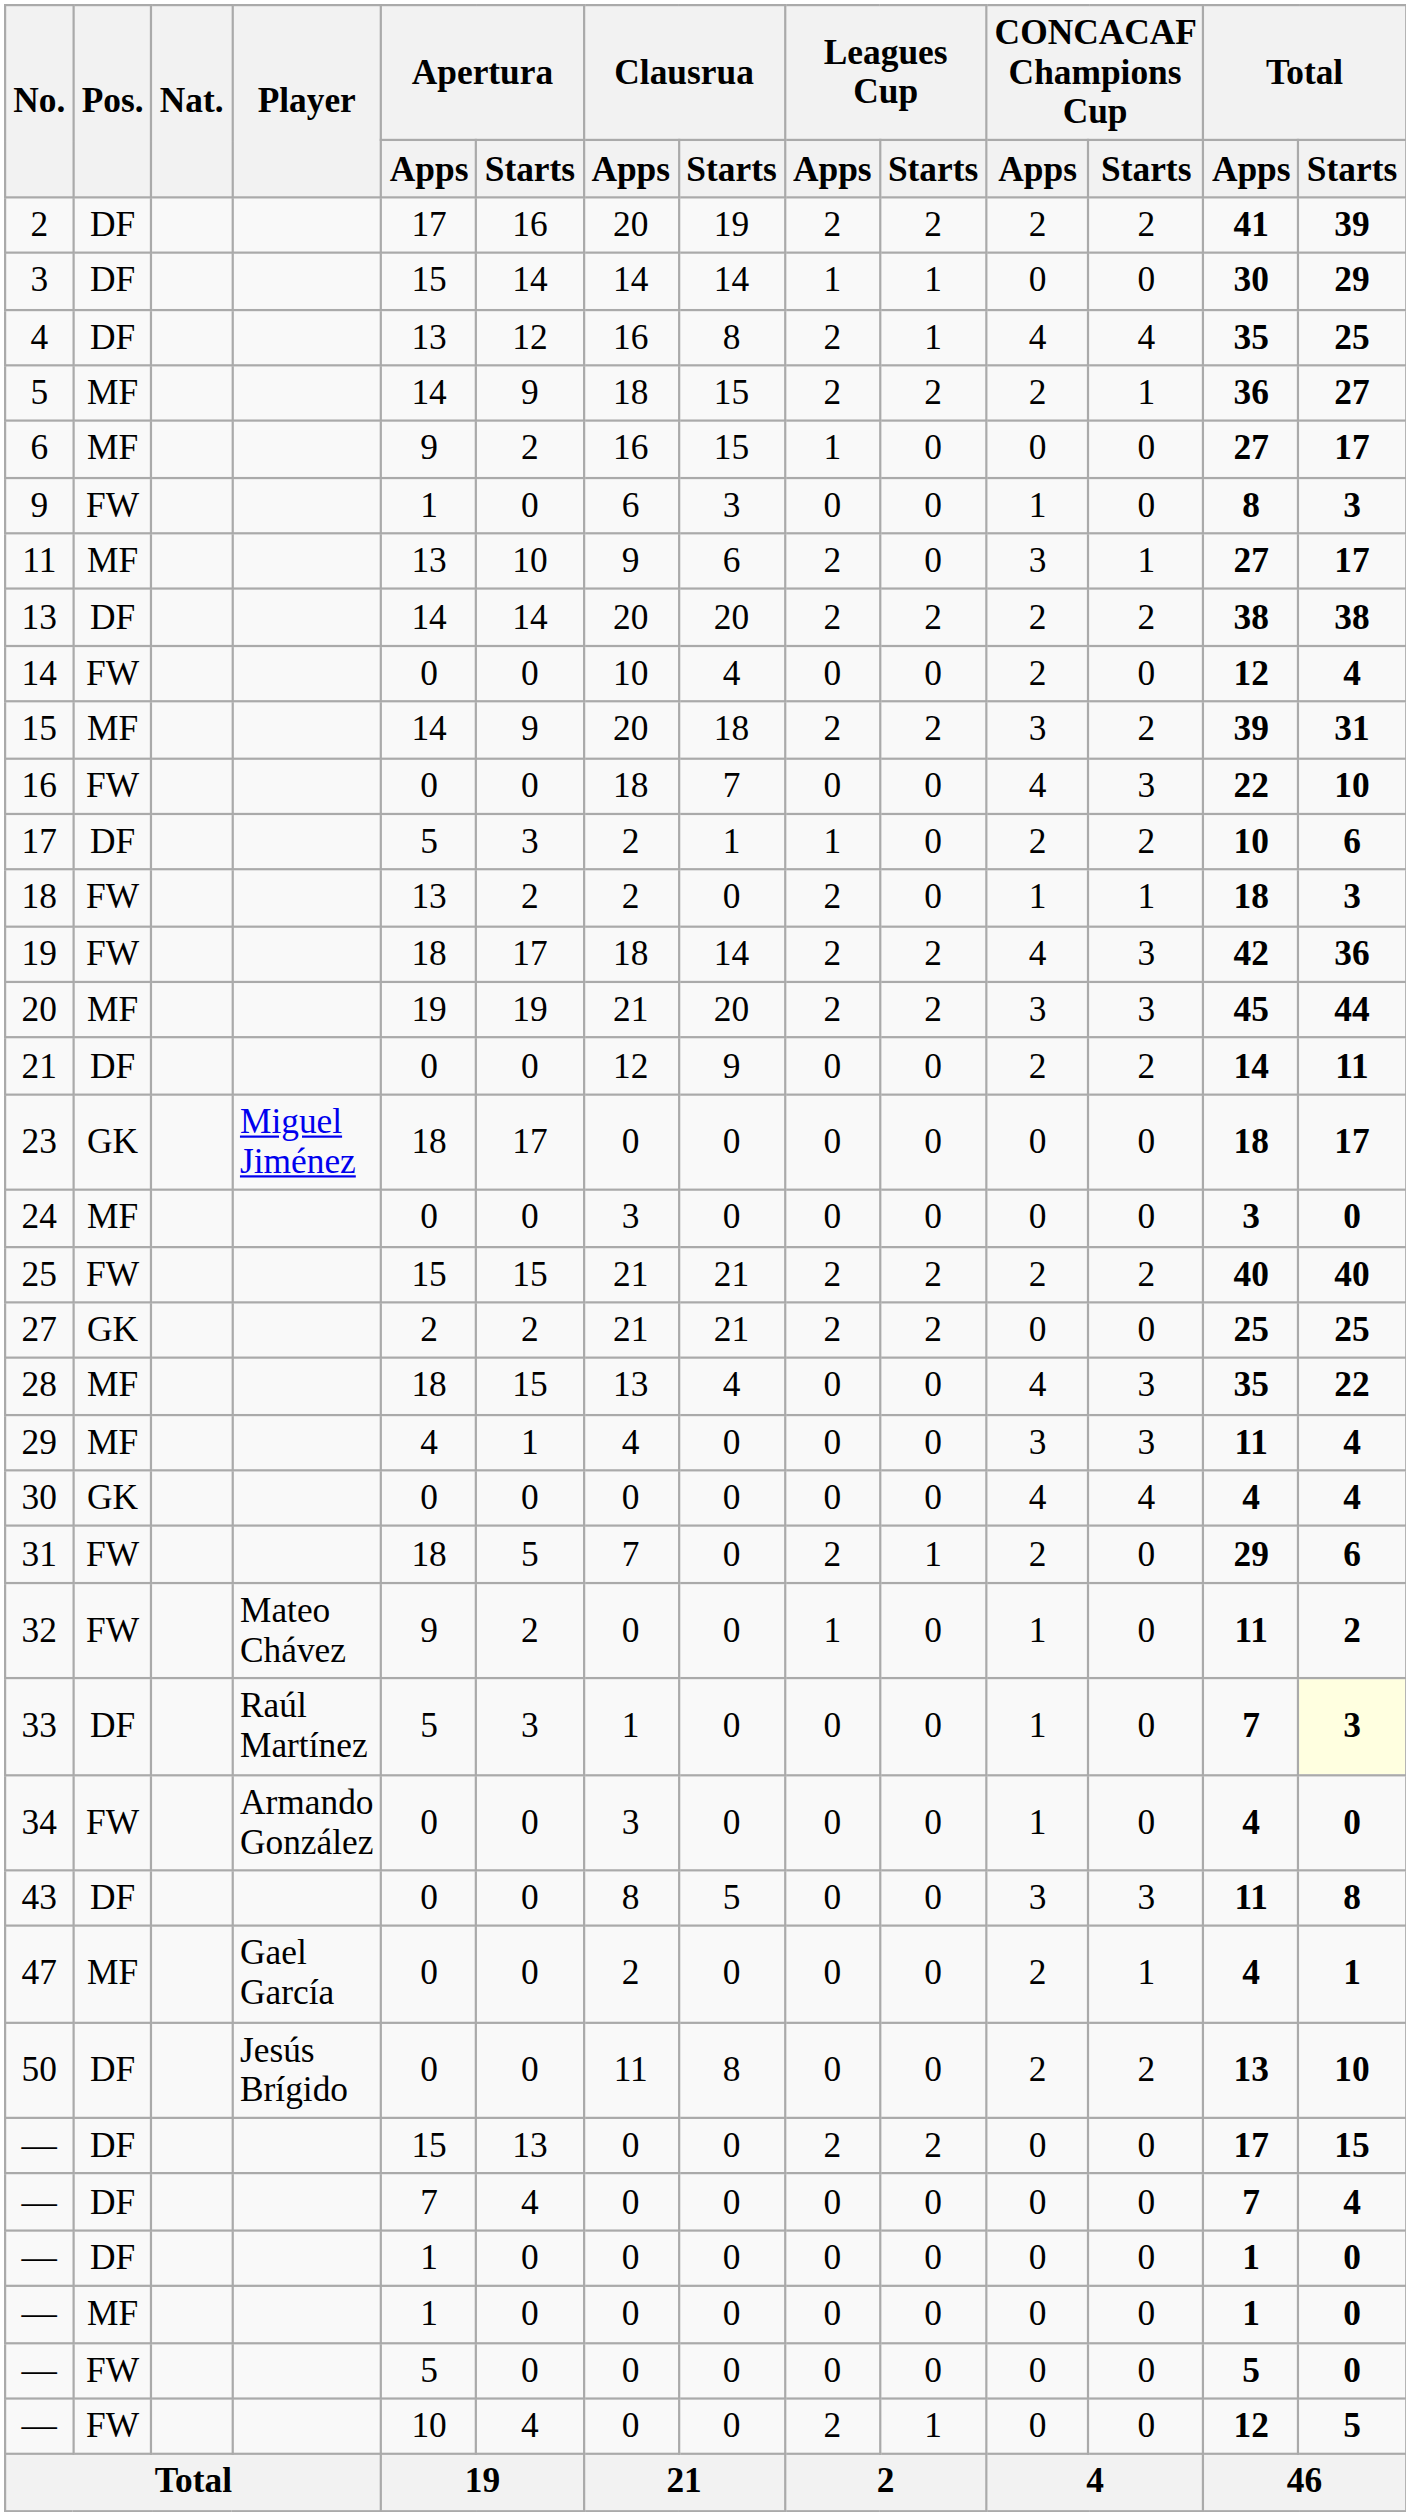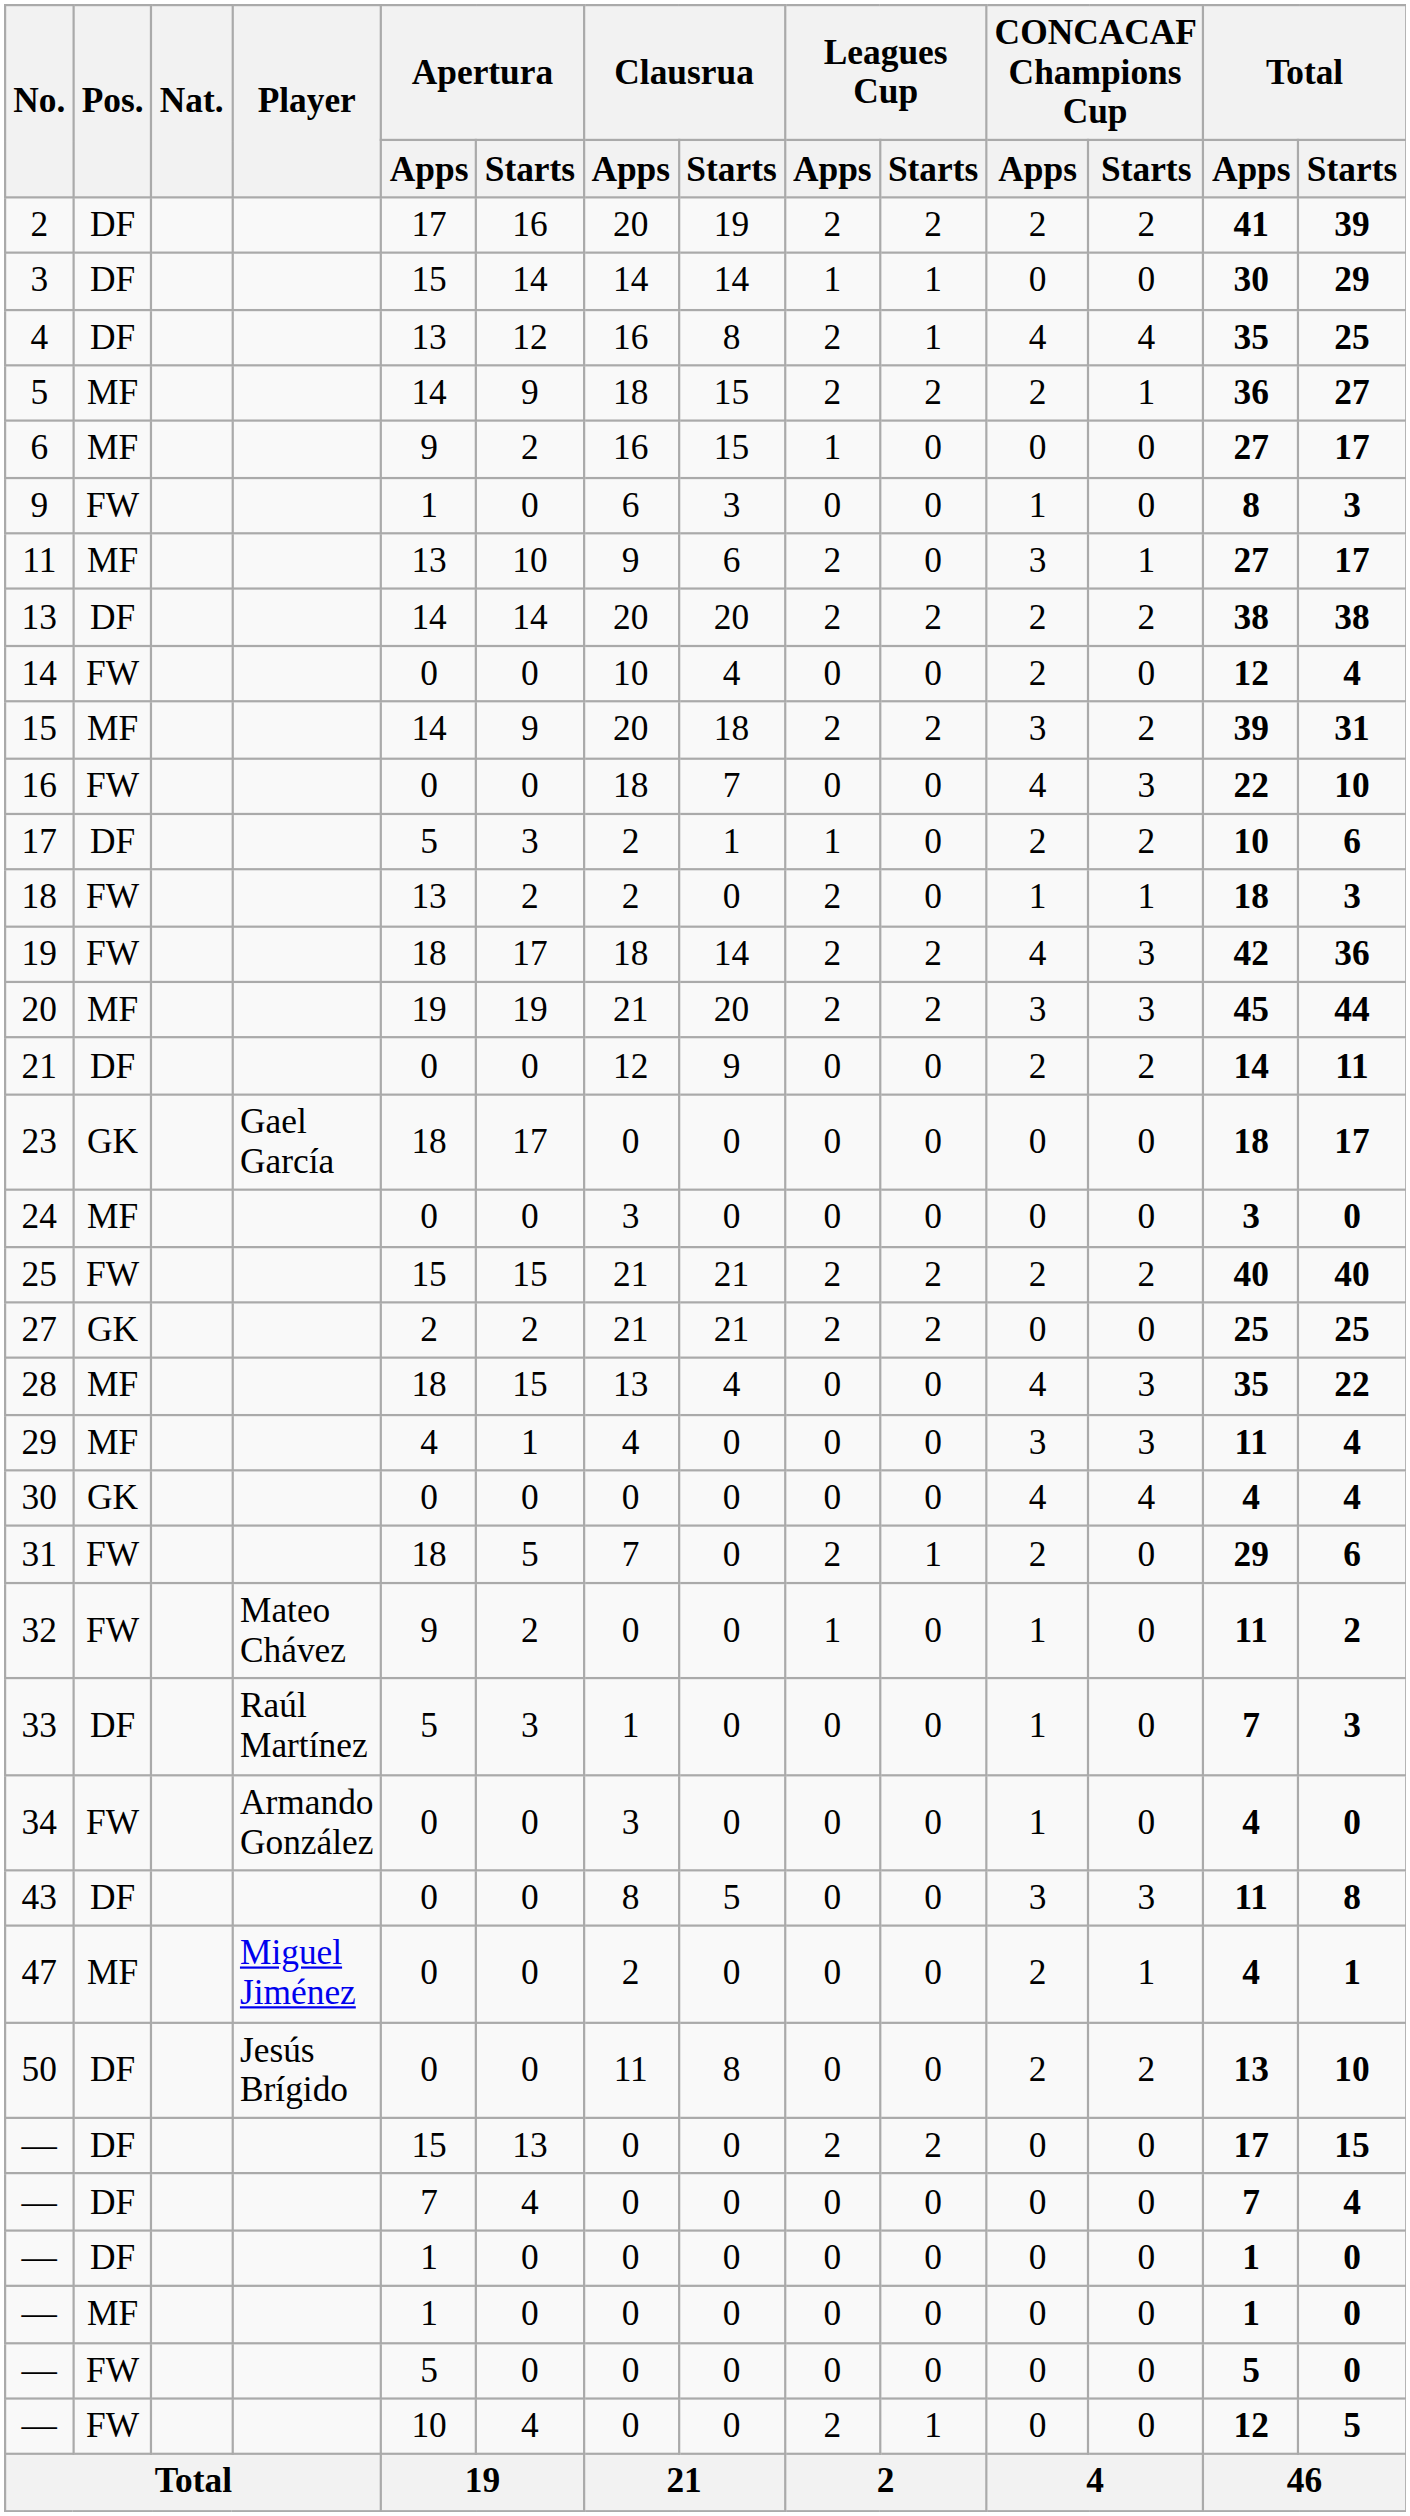(298, 1141) Miguel Jiménez -> (287, 1141) Gael García
(1352, 1725) lightyellow background -> (1352, 1725) no background
(287, 1973) Gael García -> (298, 1973) Miguel Jiménez
